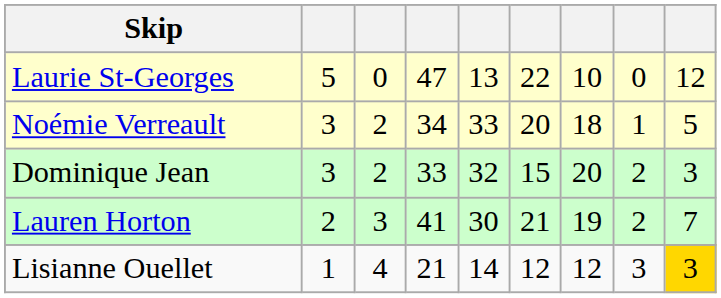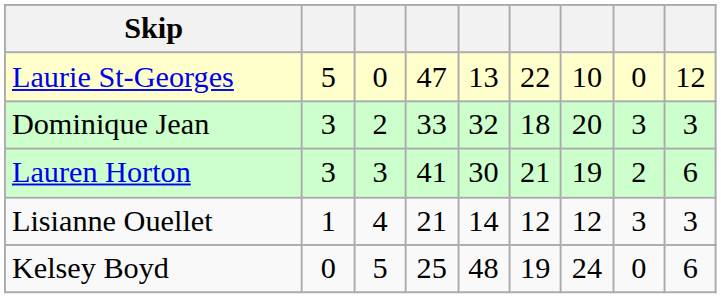- row: (119, 124)
(535, 172) 15 -> (535, 124) 18
(639, 172) 2 -> (639, 124) 3
(328, 220) 2 -> (328, 172) 3
(690, 220) 7 -> (690, 172) 6
(690, 268) gold background -> (690, 220) no background
+ row: (90, 268)
